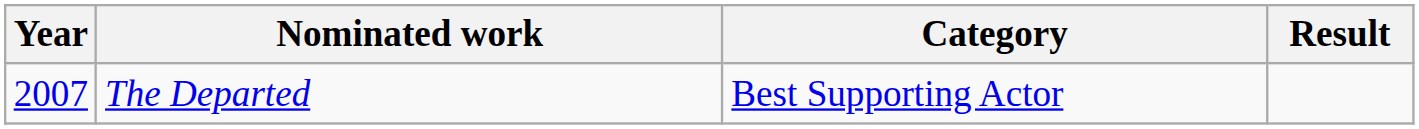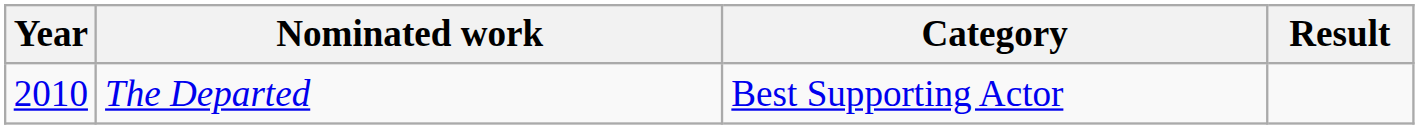(51, 92) 2007 -> (51, 92) 2010
